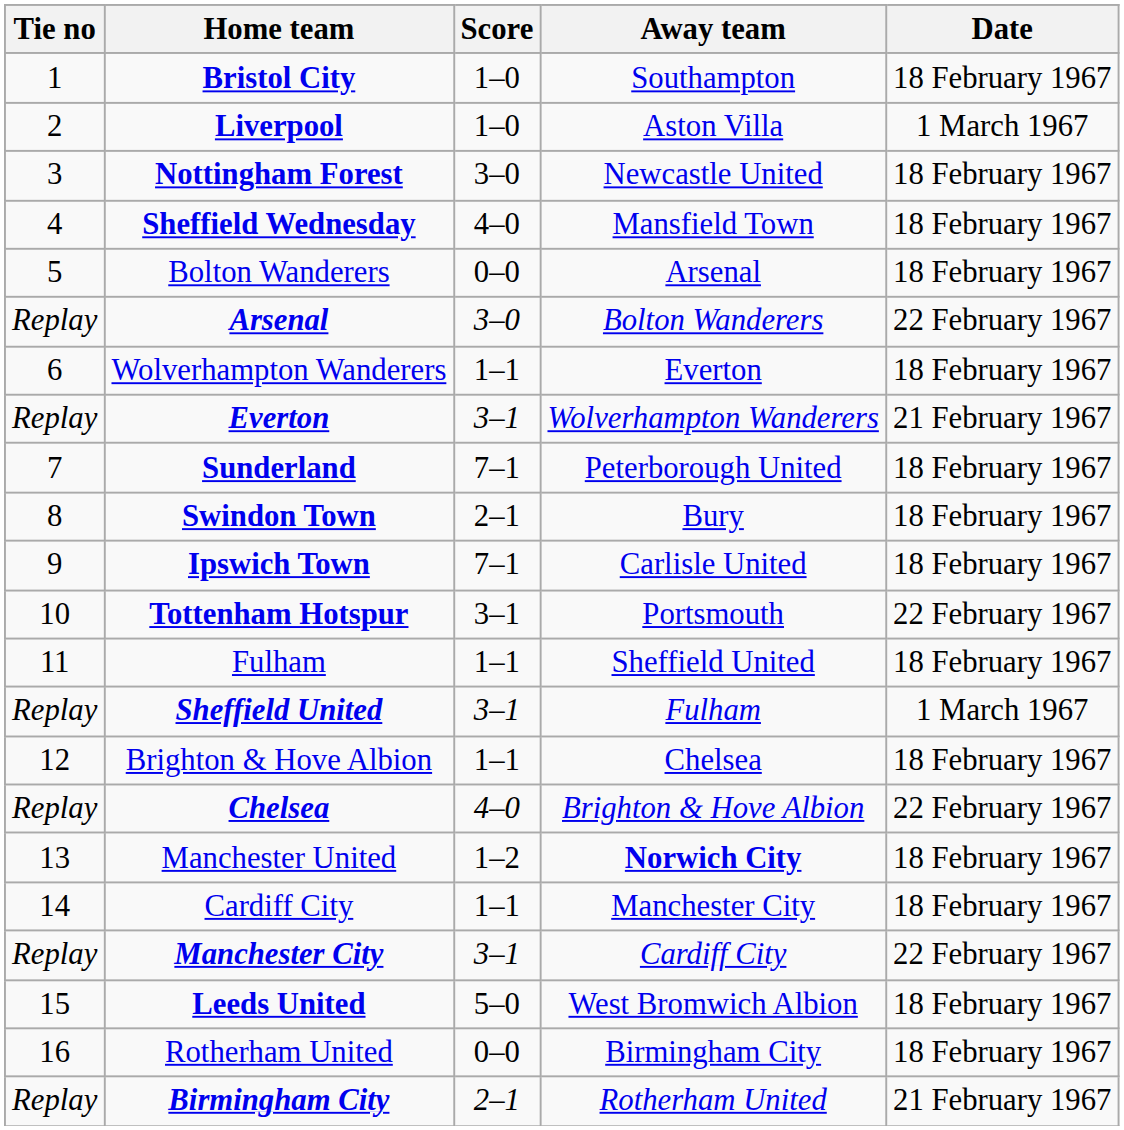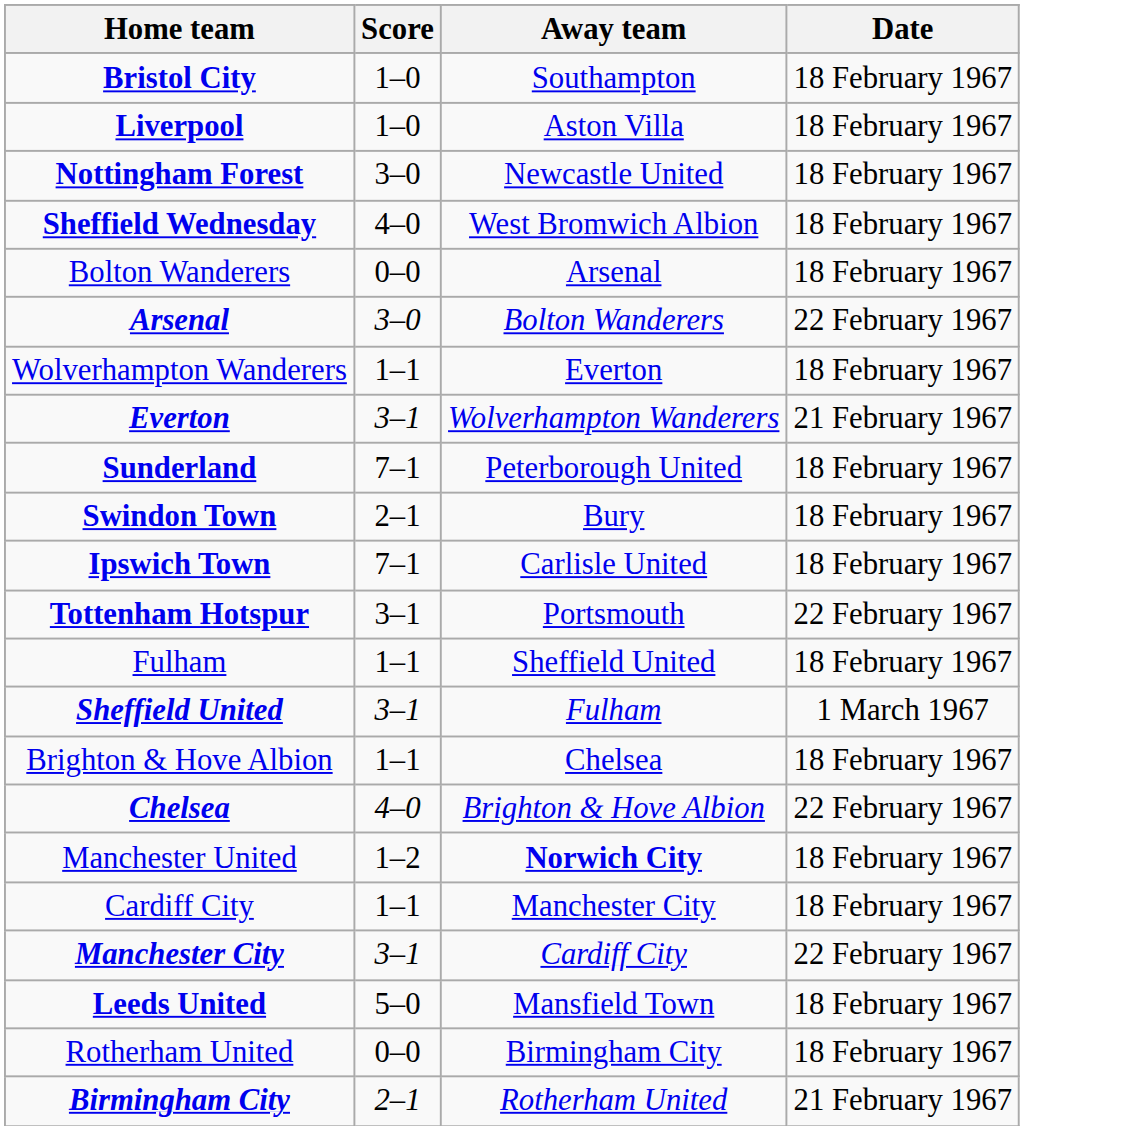- column: (55, 28)
(1002, 126) 1 March 1967 -> (903, 126) 18 February 1967
(713, 223) Mansfield Town -> (614, 223) West Bromwich Albion
(713, 1003) West Bromwich Albion -> (614, 1003) Mansfield Town
